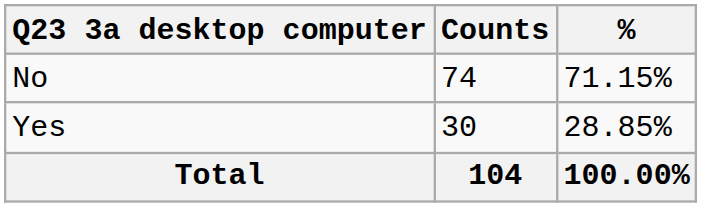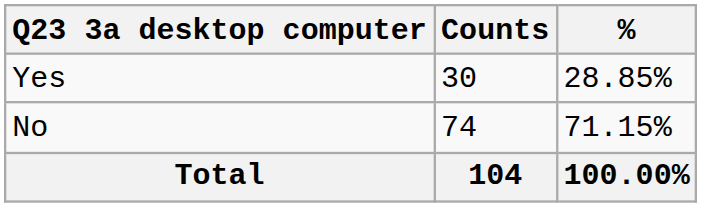rows swapped: (39, 128) <-> (30, 79)
